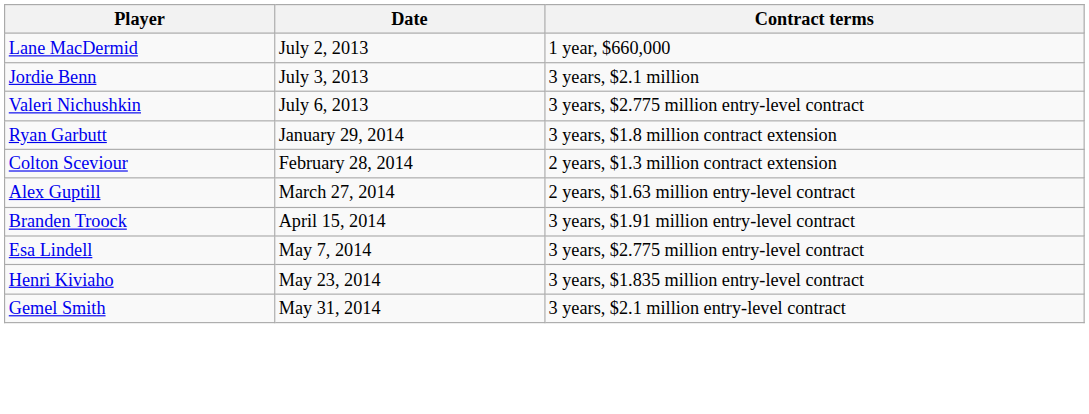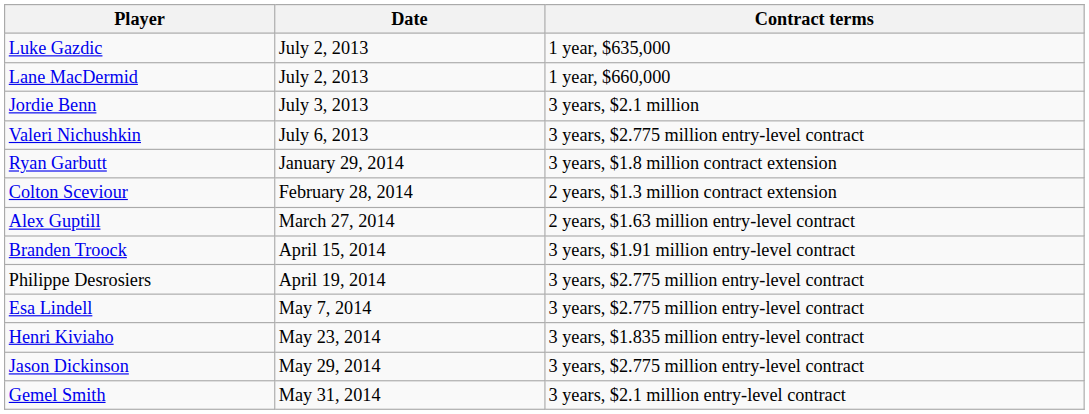+ row: (56, 47)
+ row: (80, 279)
+ row: (69, 366)
